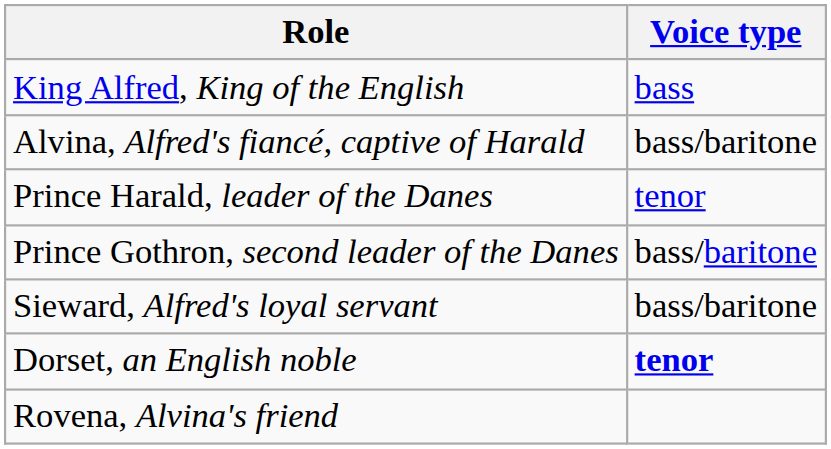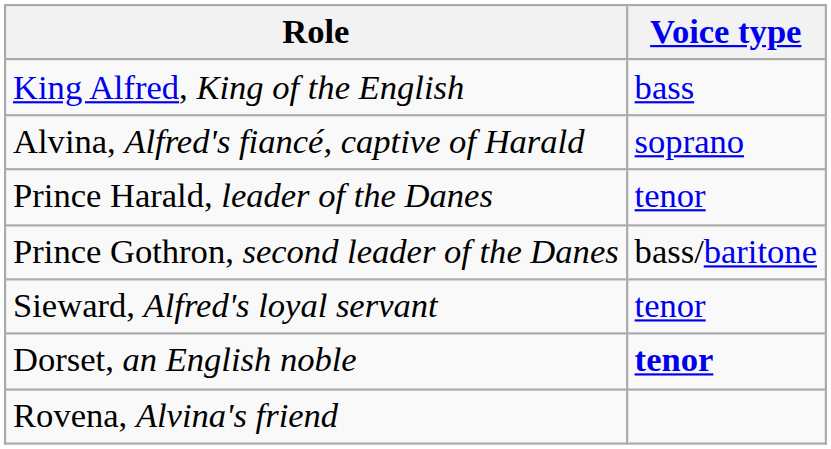(726, 141) bass/baritone -> (689, 141) soprano
(726, 305) bass/baritone -> (670, 305) tenor
